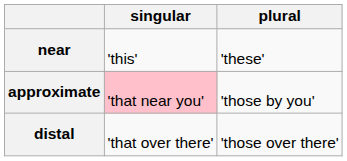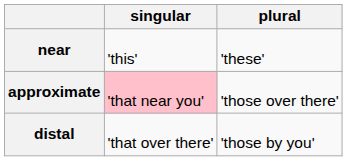(268, 100) 'those by you' -> (280, 100) 'those over there'
(280, 143) 'those over there' -> (268, 143) 'those by you'
